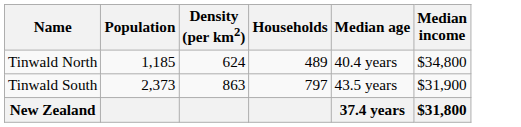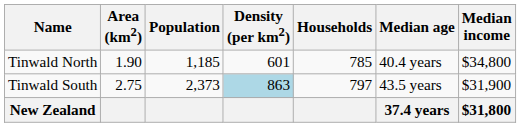+ column: (123, 27)
(234, 61) 624 -> (279, 61) 601
(316, 61) 489 -> (361, 61) 785
(234, 85) no background -> (279, 85) lightblue background
